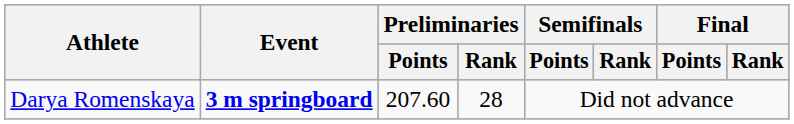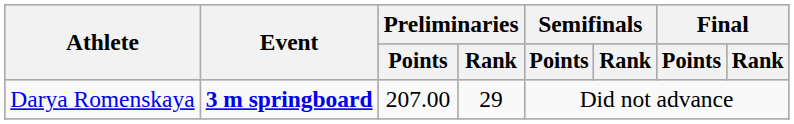(418, 99) 207.60 -> (418, 99) 207.00
(491, 99) 28 -> (491, 99) 29
